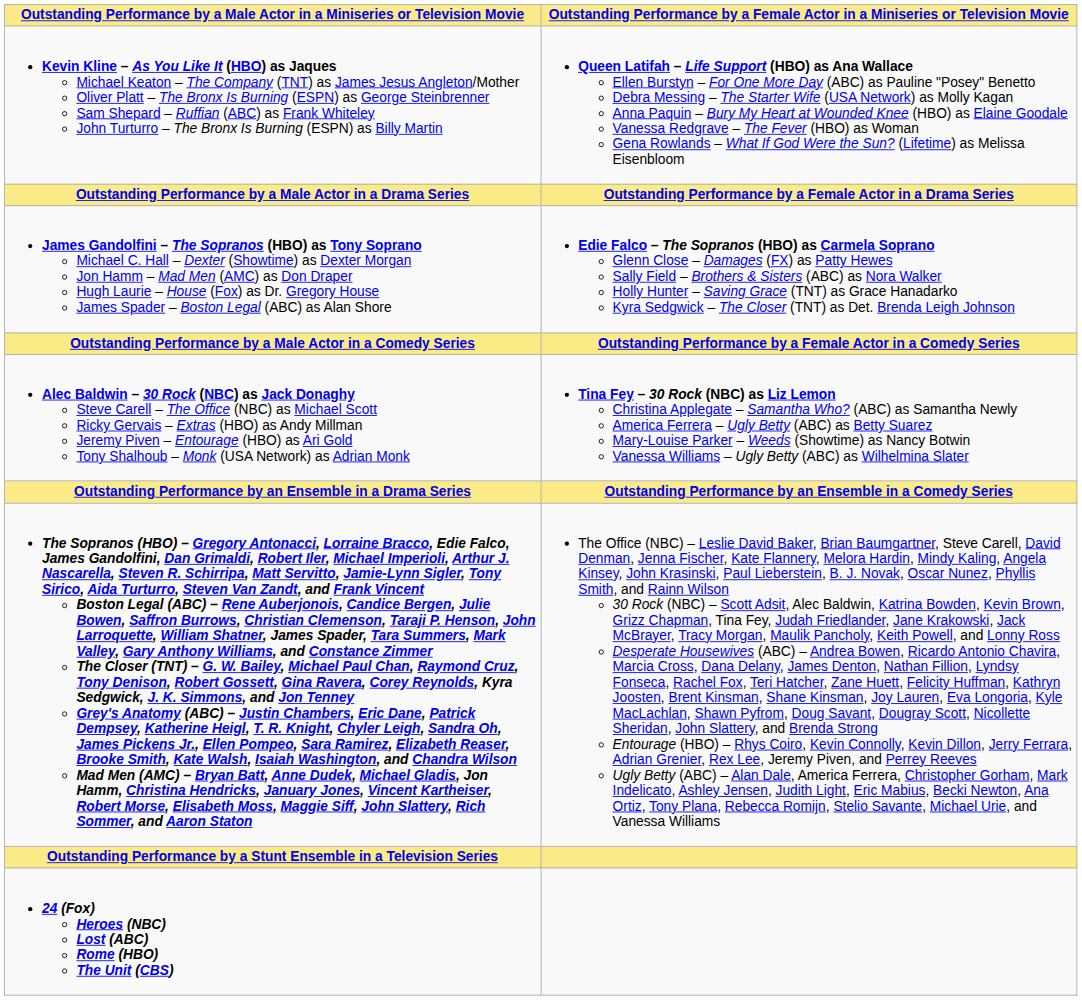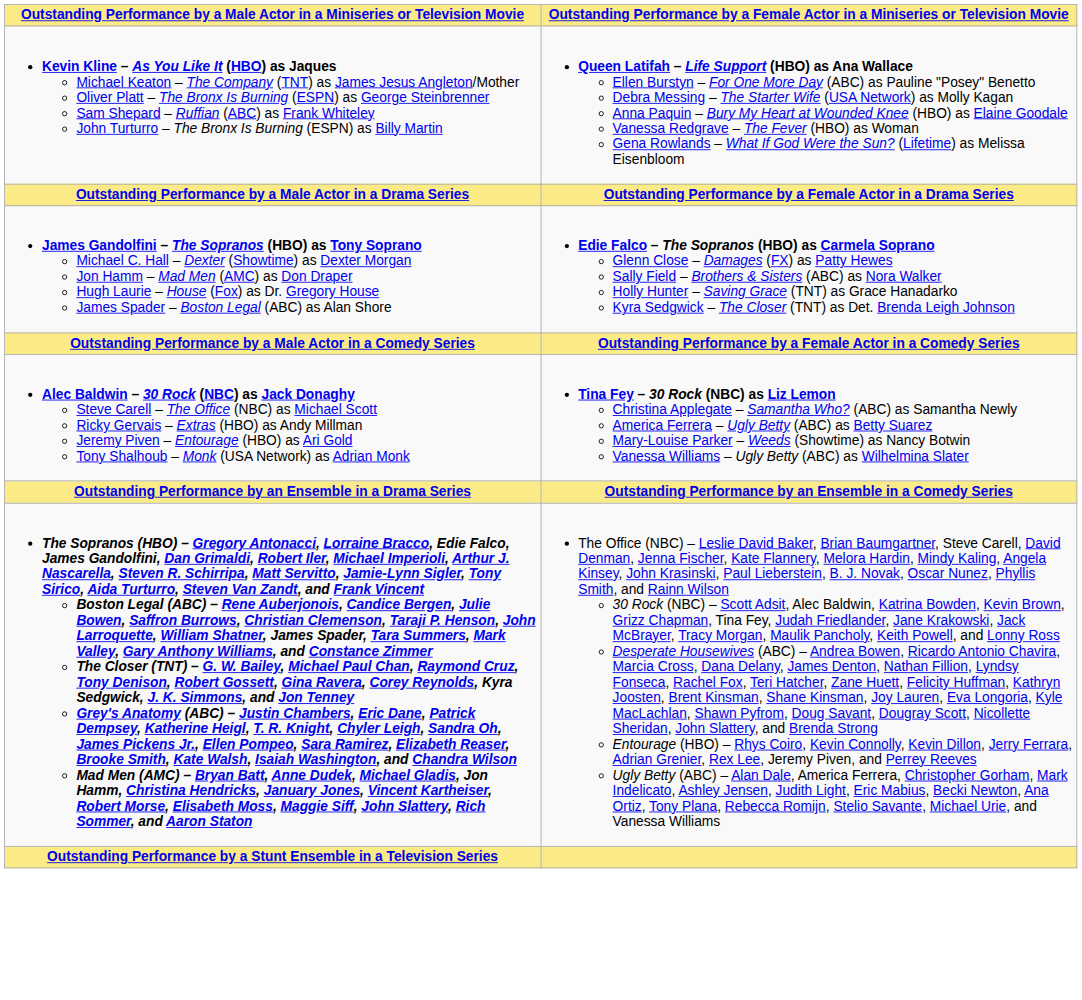- row: (273, 939)
